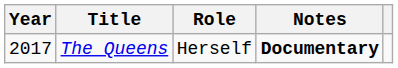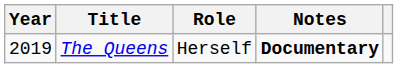(31, 49) 2017 -> (31, 49) 2019
